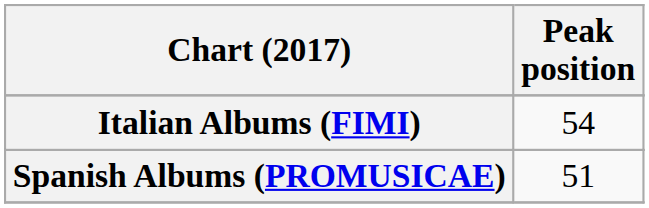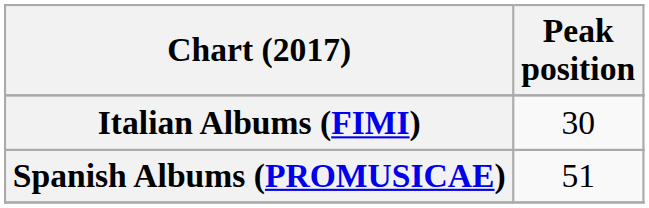(578, 122) 54 -> (578, 122) 30
